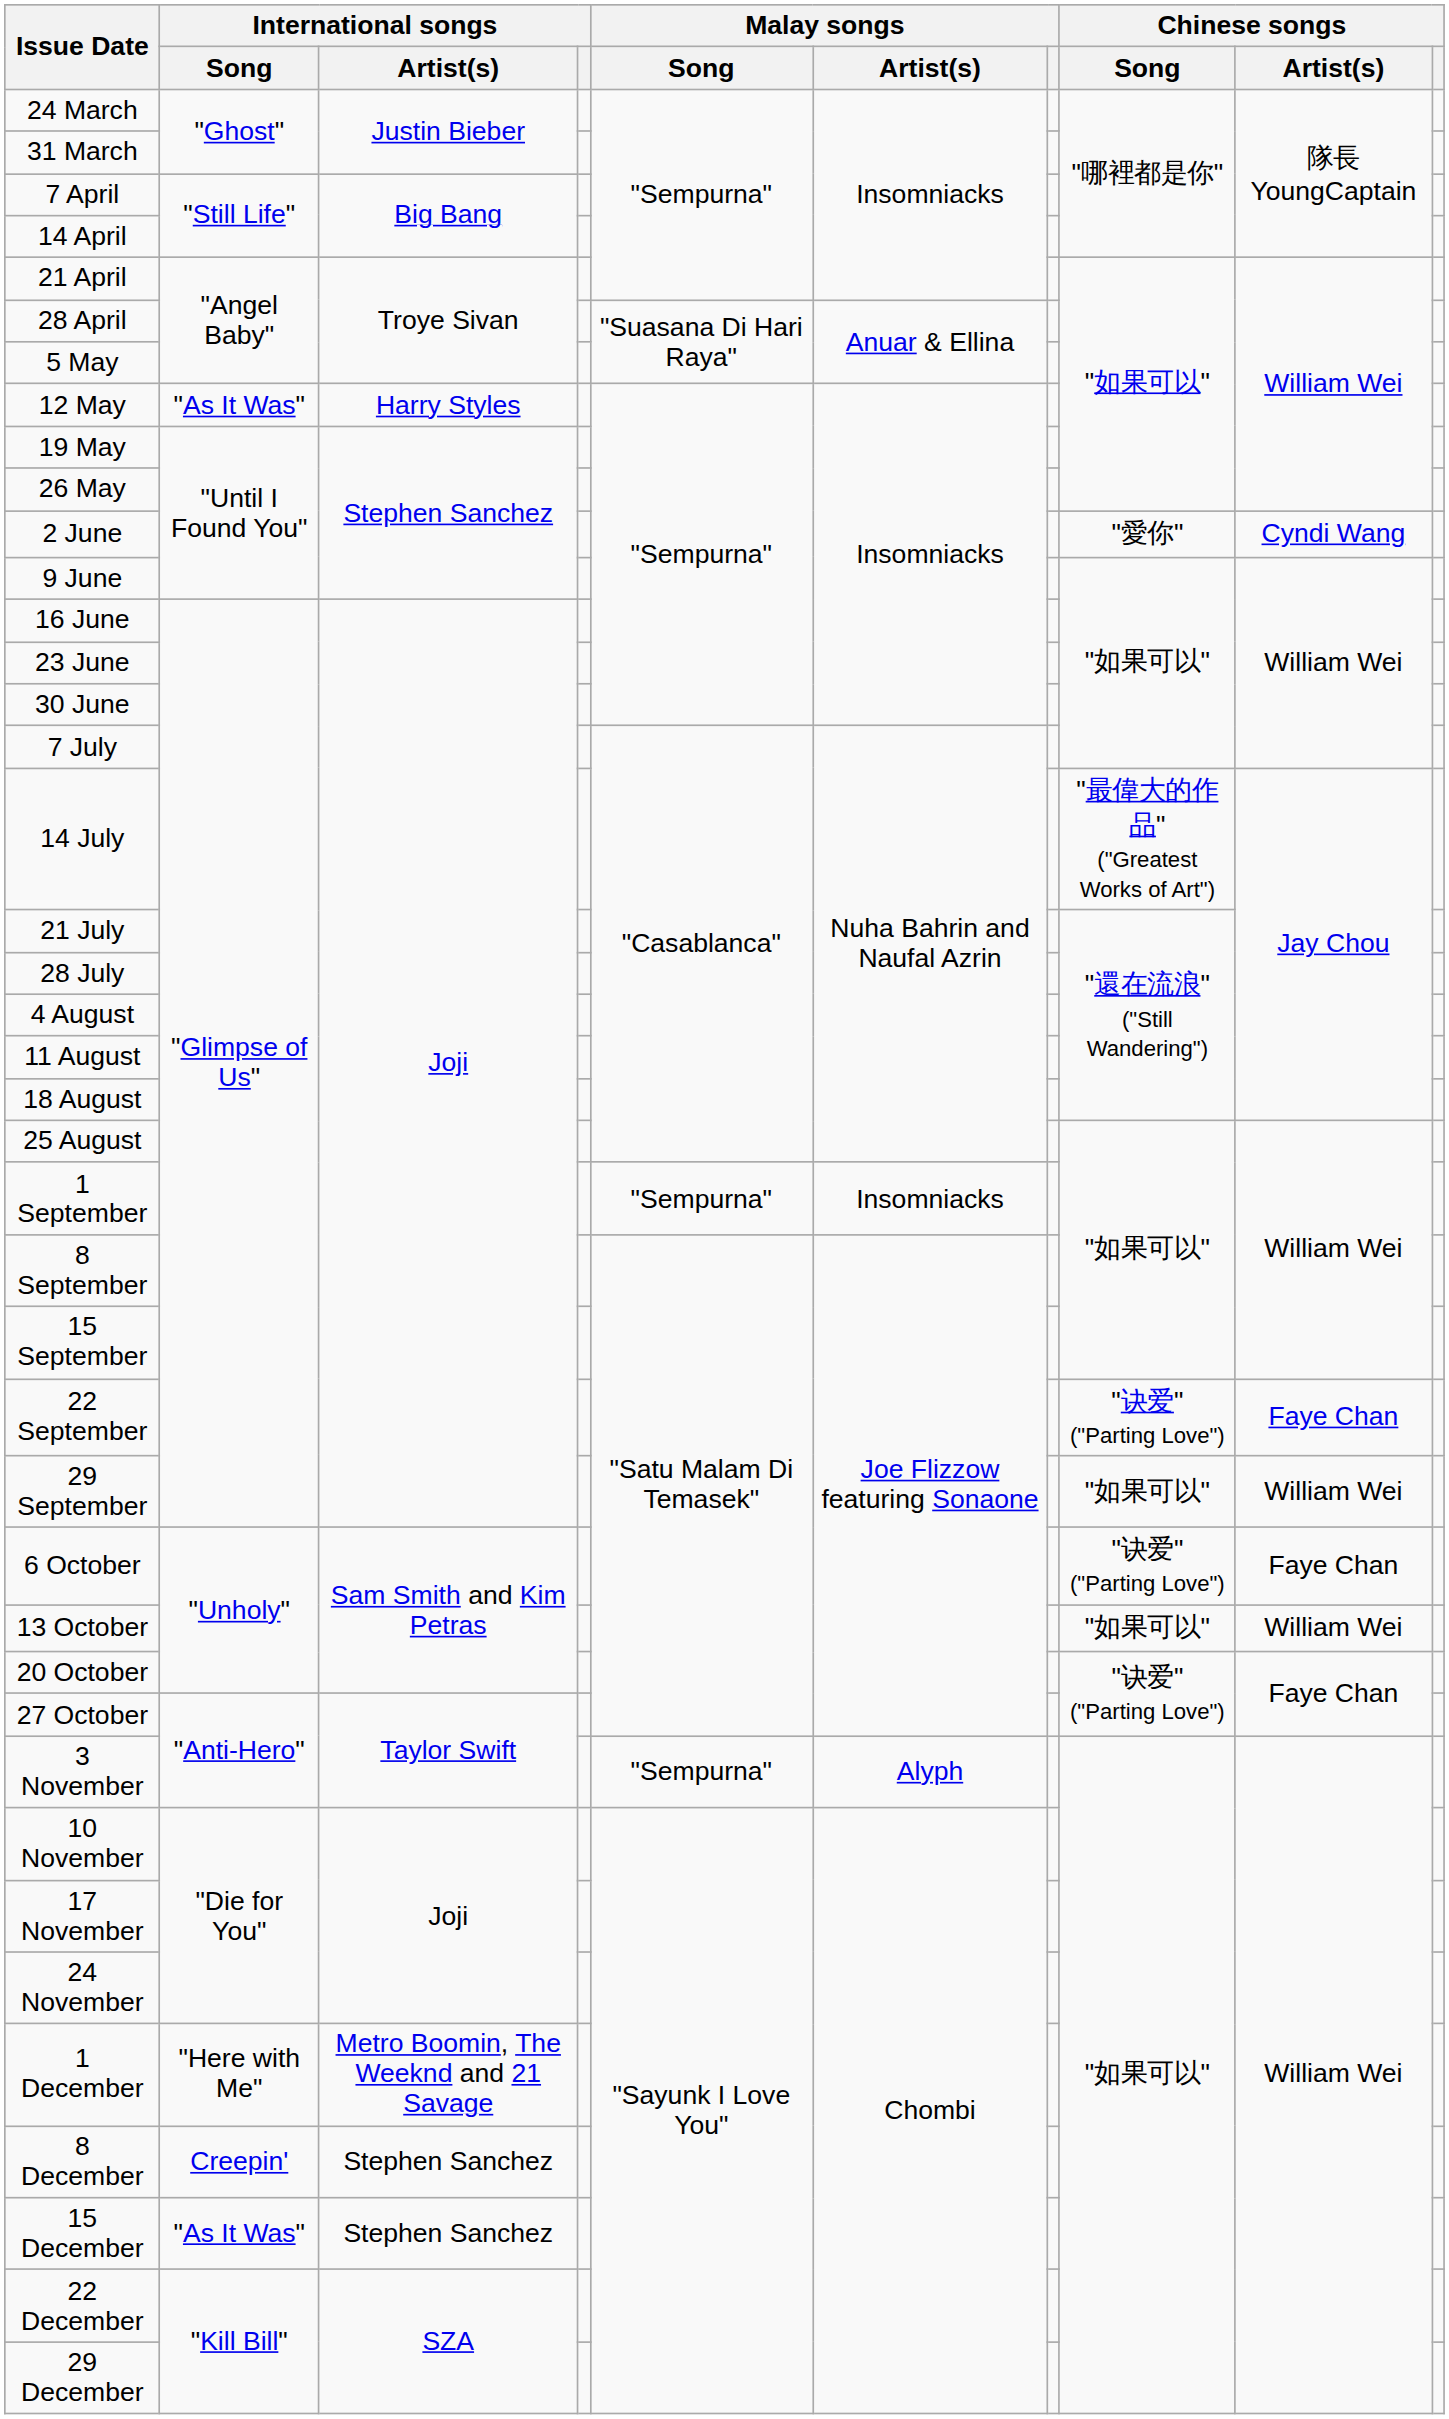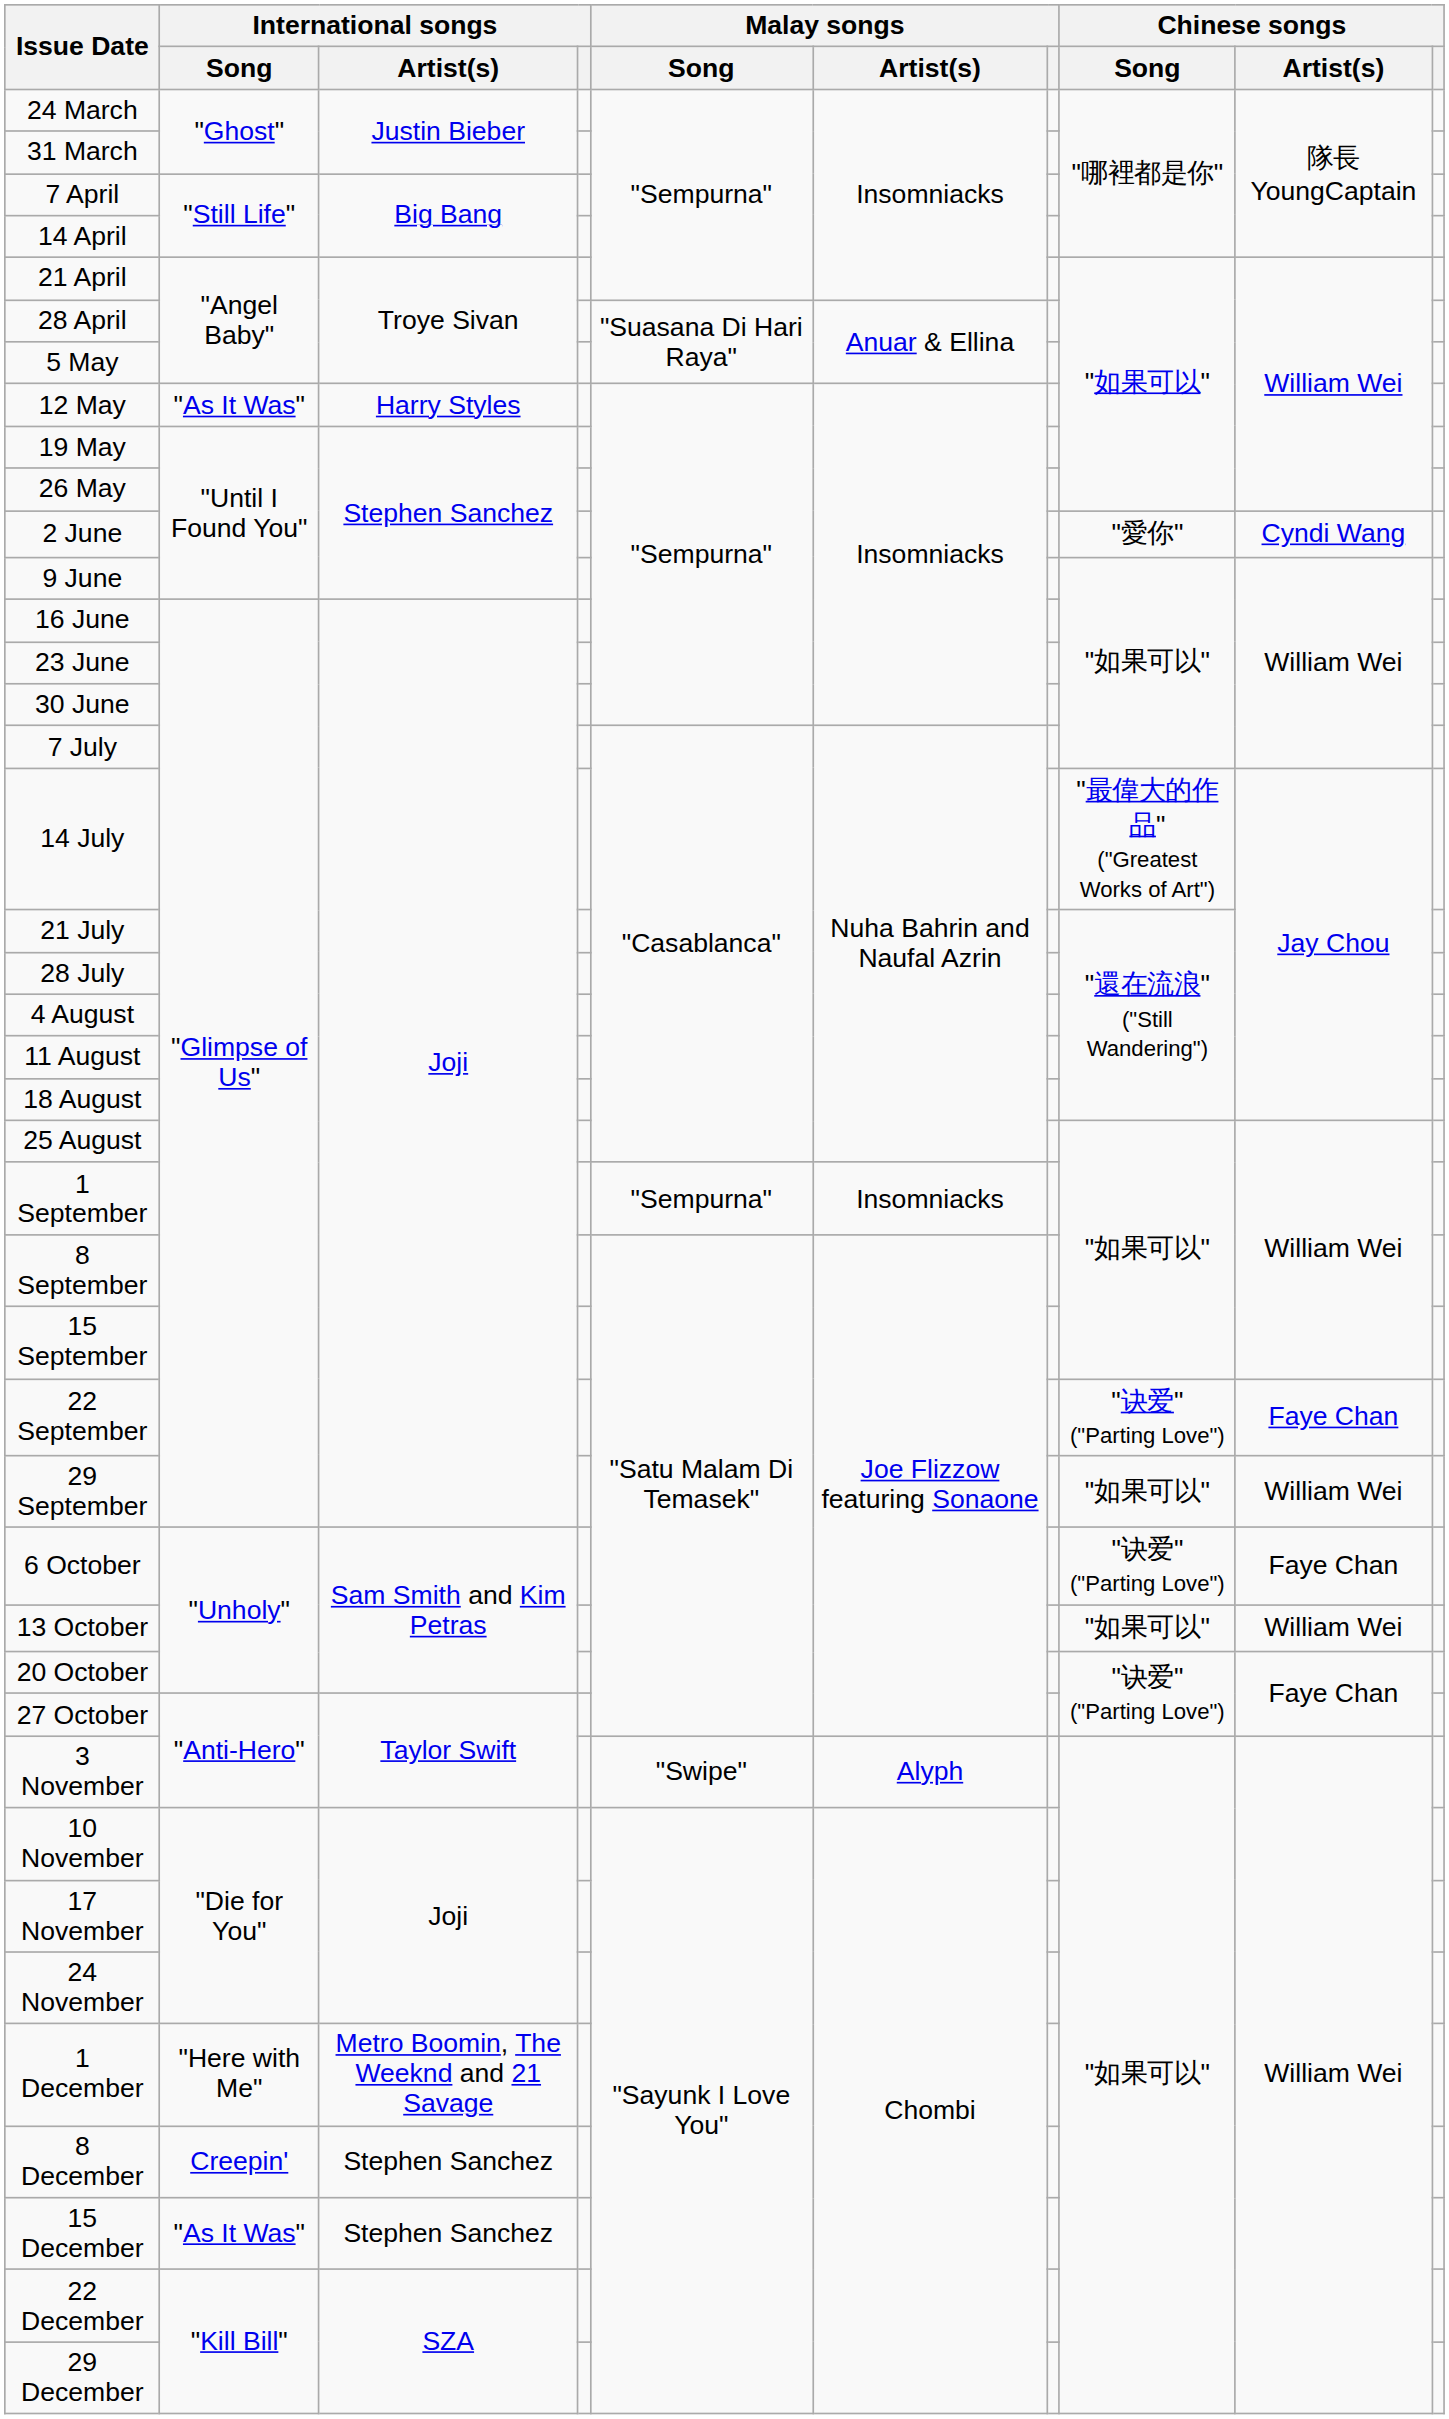(701, 1771) "Sempurna" -> (701, 1771) "Swipe"
